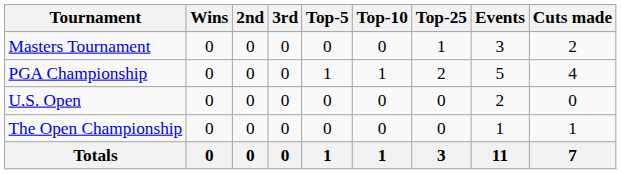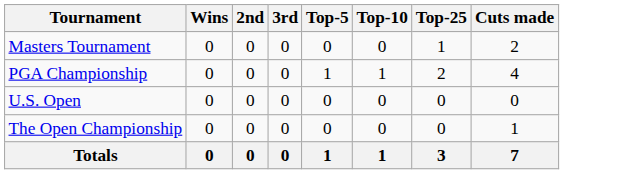- column: (500, 18)
